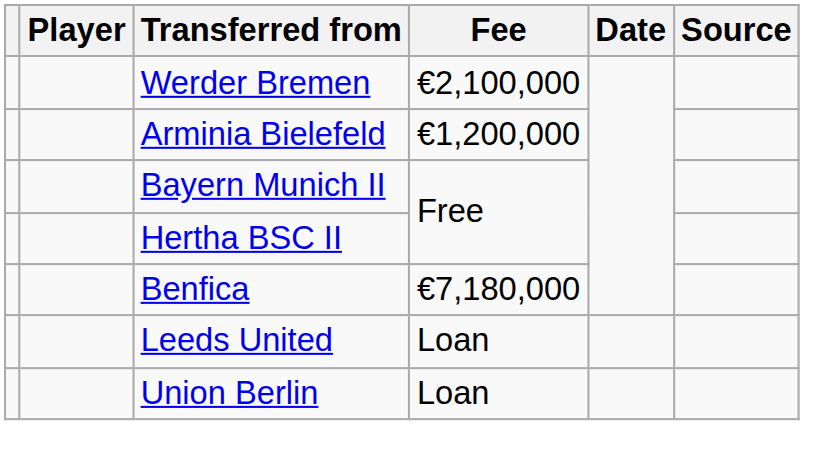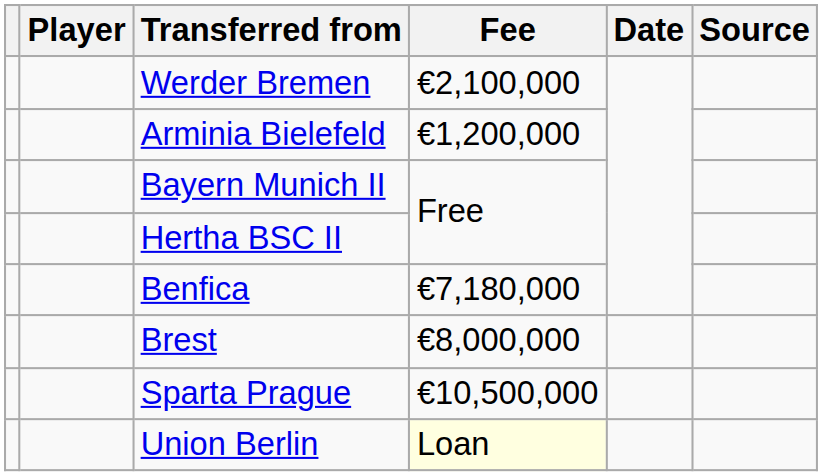+ row: (179, 340)
+ row: (246, 392)
- row: (237, 340)
(453, 392) no background -> (453, 444) lightyellow background
